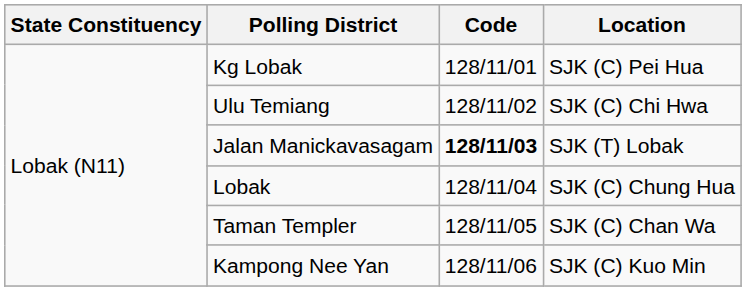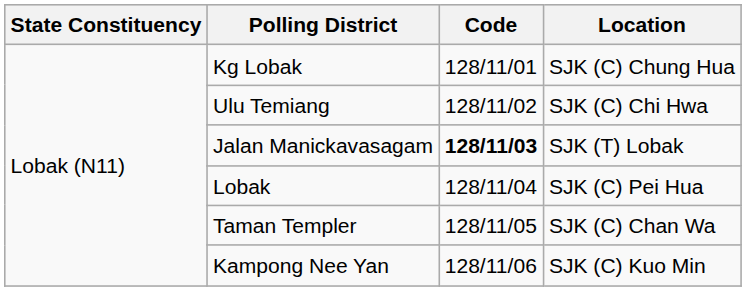(626, 66) SJK (C) Pei Hua -> (642, 66) SJK (C) Chung Hua
(642, 186) SJK (C) Chung Hua -> (626, 186) SJK (C) Pei Hua
